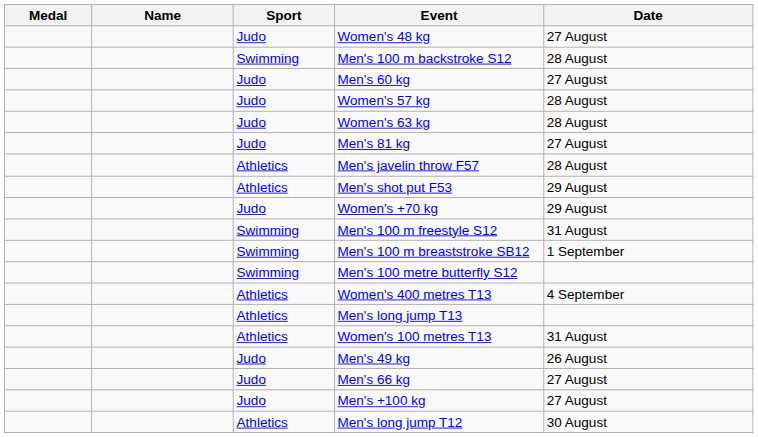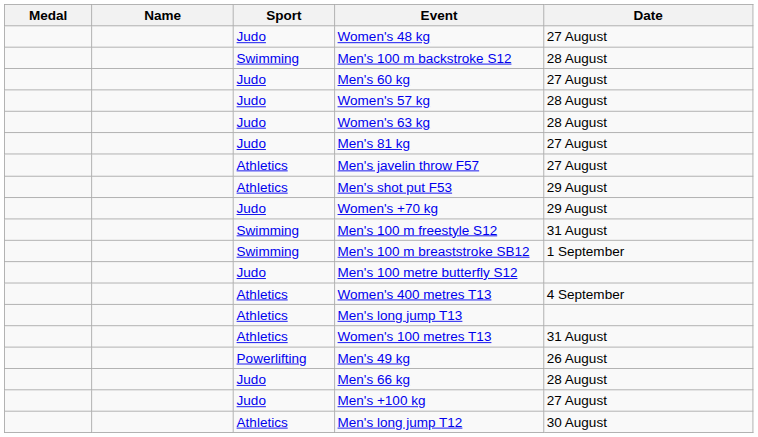(577, 165) 28 August -> (577, 165) 27 August
(268, 272) Swimming -> (251, 272) Judo
(251, 358) Judo -> (272, 358) Powerlifting
(577, 379) 27 August -> (577, 379) 28 August
